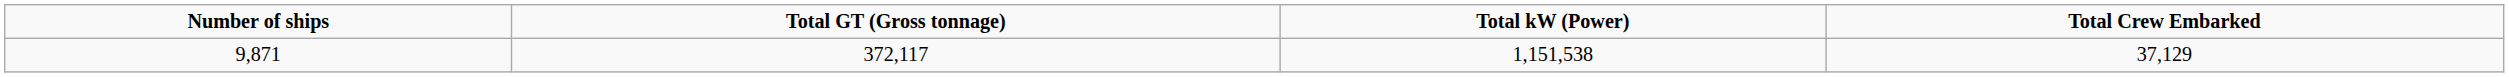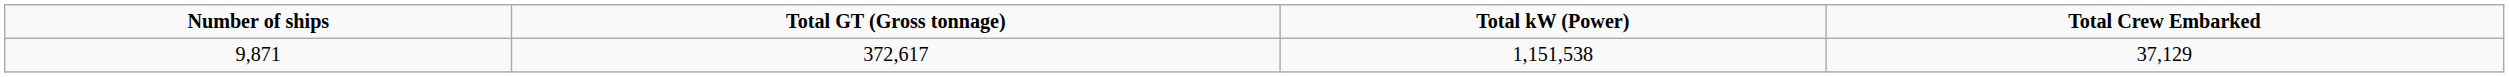(896, 55) 372,117 -> (896, 55) 372,617
